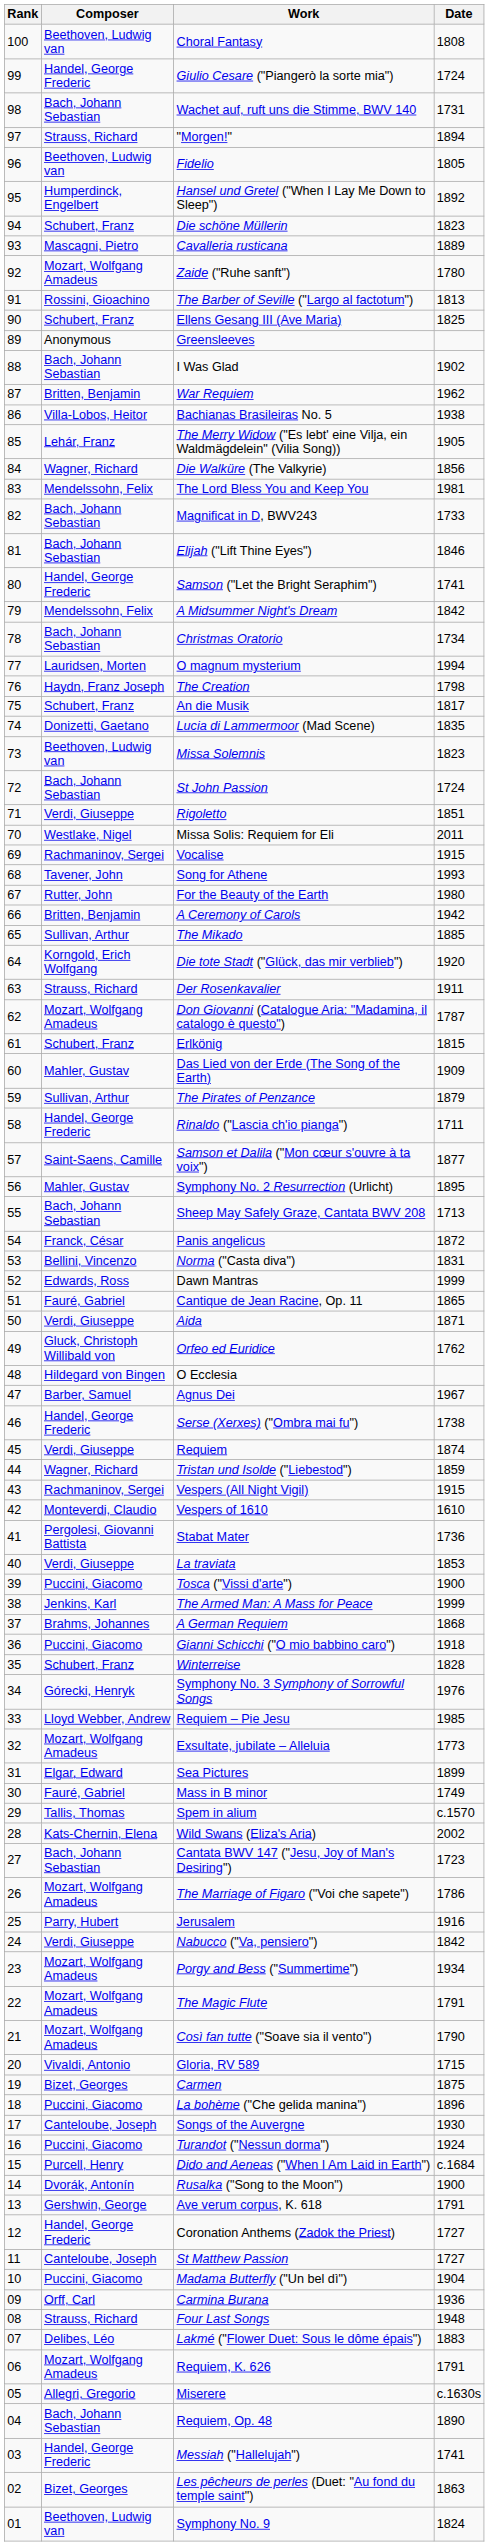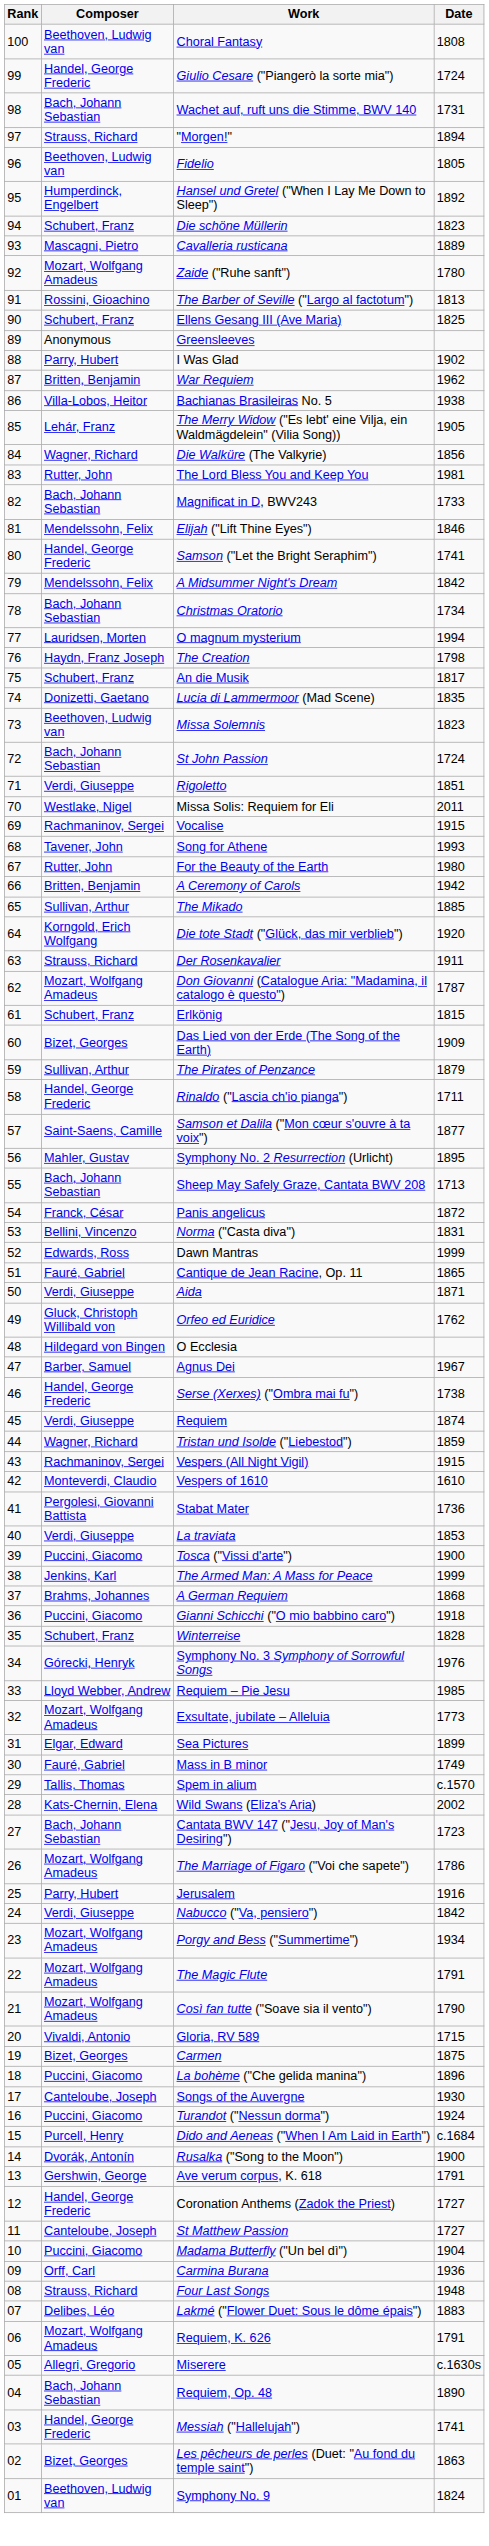(83, 367) Bach, Johann Sebastian -> (81, 360) Parry, Hubert
(98, 489) Mendelssohn, Felix -> (78, 474) Rutter, John
(83, 550) Bach, Johann Sebastian -> (98, 529) Mendelssohn, Felix
(87, 1071) Mahler, Gustav -> (86, 1042) Bizet, Georges
